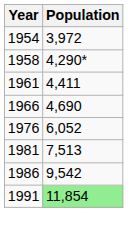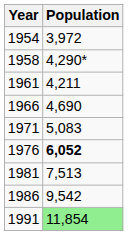(63, 83) 4,411 -> (63, 83) 4,211
+ row: (24, 128)
(64, 128) normal -> (64, 151) bold
